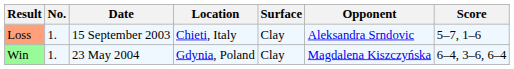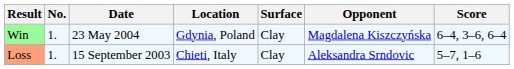rows swapped: (19, 34) <-> (18, 54)
